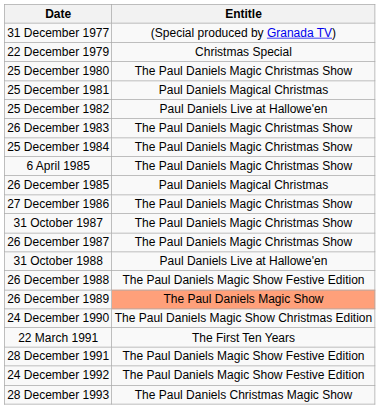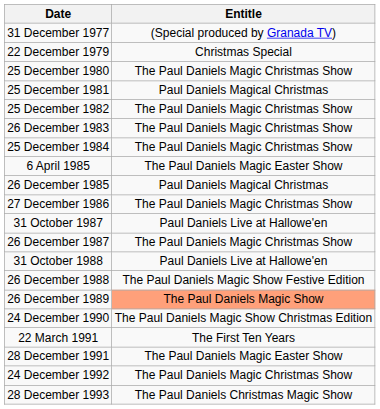(243, 109) Paul Daniels Live at Hallowe'en -> (243, 109) The Paul Daniels Magic Christmas Show
(243, 166) The Paul Daniels Magic Christmas Show -> (243, 166) The Paul Daniels Magic Easter Show
(243, 223) The Paul Daniels Magic Christmas Show -> (243, 223) Paul Daniels Live at Hallowe'en
(243, 356) The Paul Daniels Magic Show Festive Edition -> (243, 356) The Paul Daniels Magic Easter Show
(243, 375) The Paul Daniels Magic Show Festive Edition -> (243, 375) The Paul Daniels Magic Christmas Show
